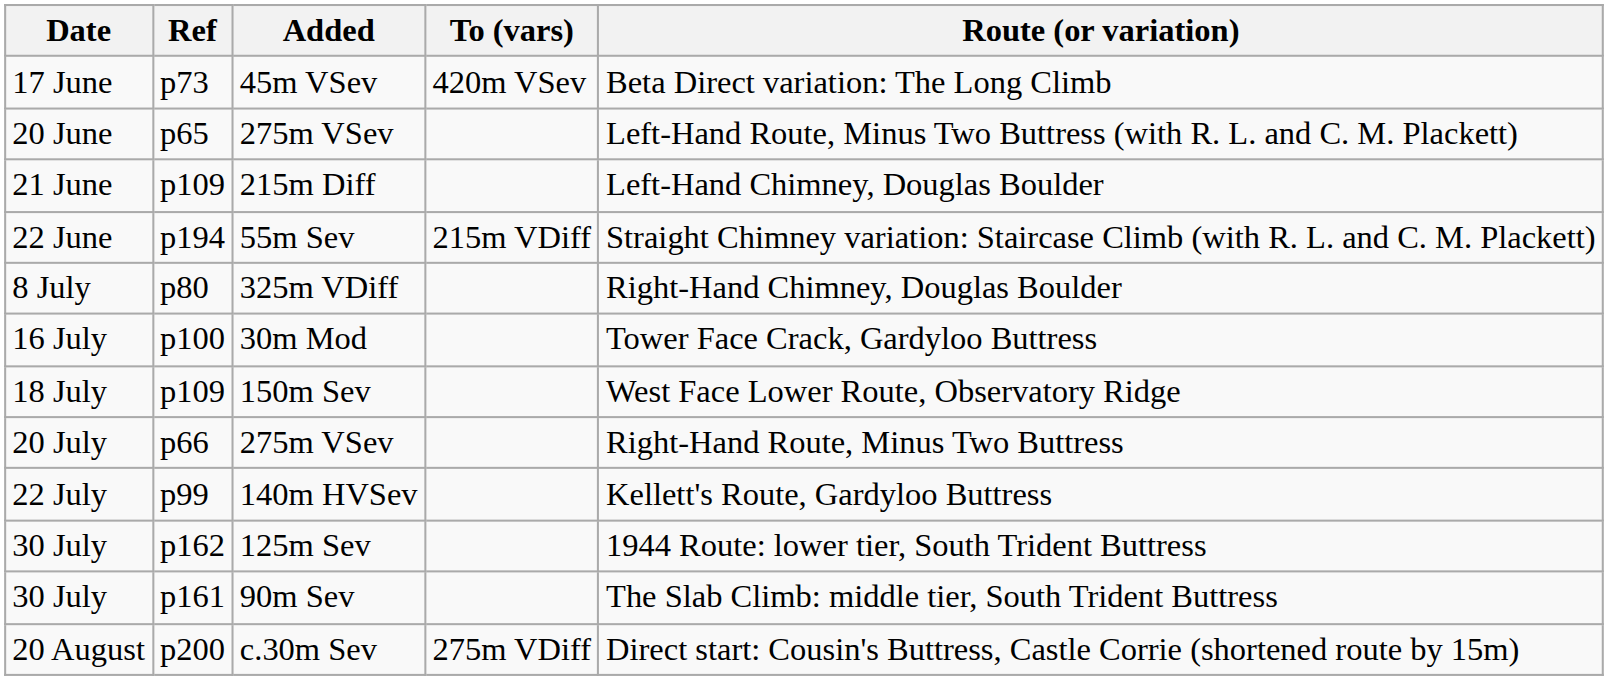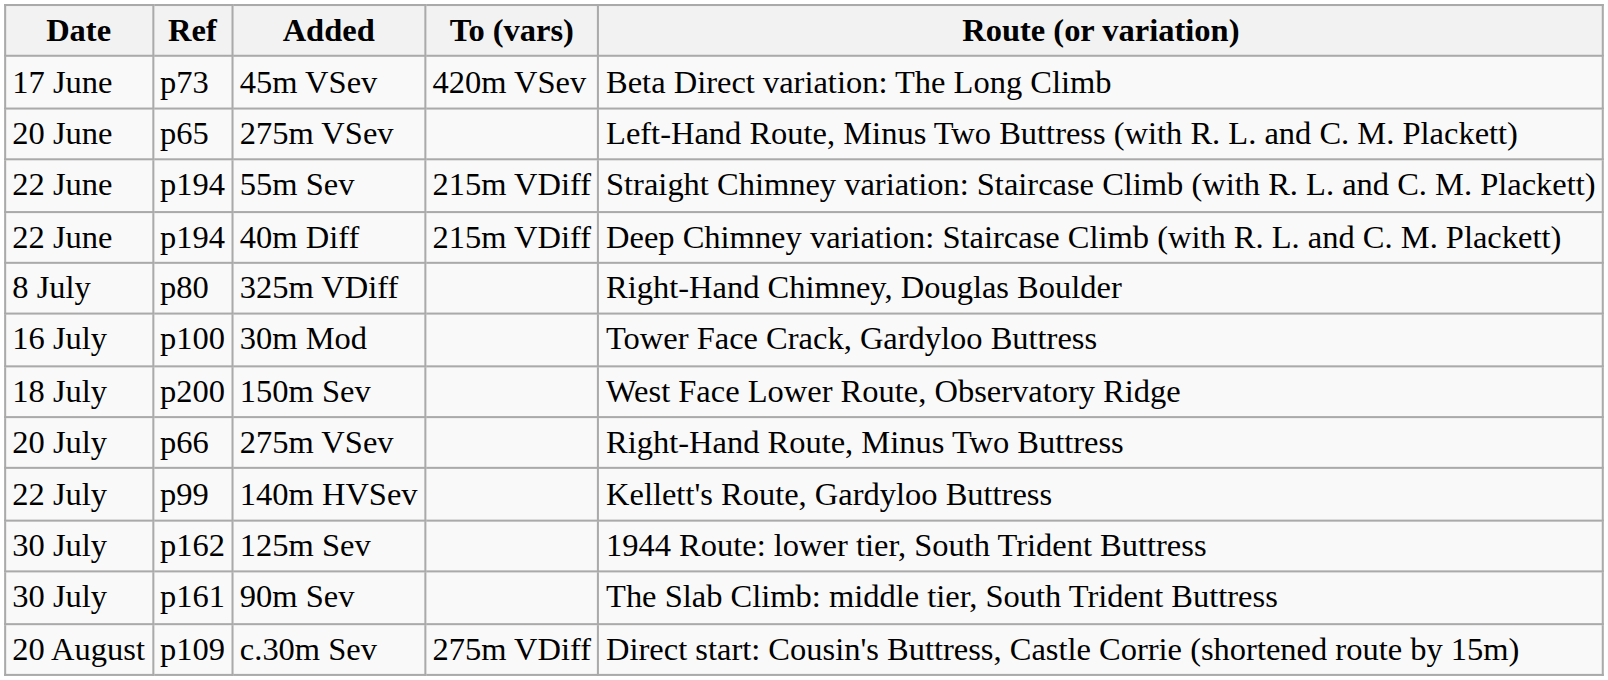- row: (62, 184)
+ row: (62, 236)
(192, 390) p109 -> (192, 390) p200
(192, 648) p200 -> (192, 648) p109
